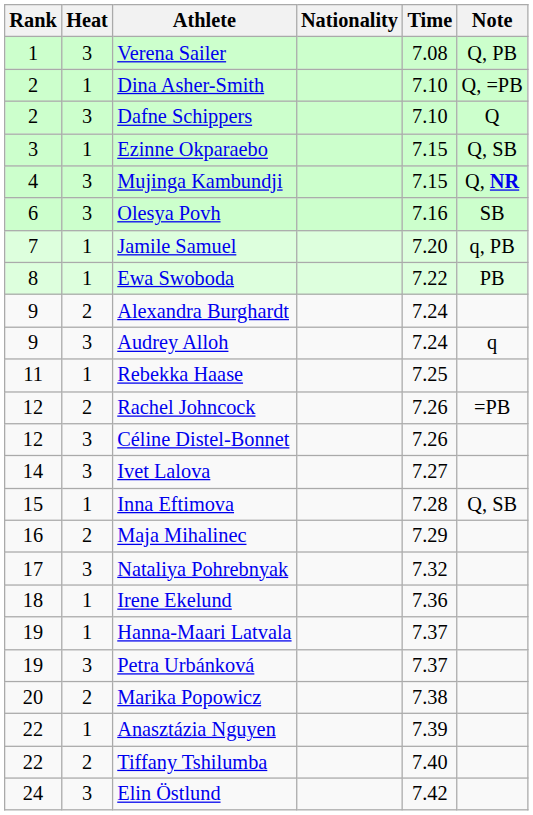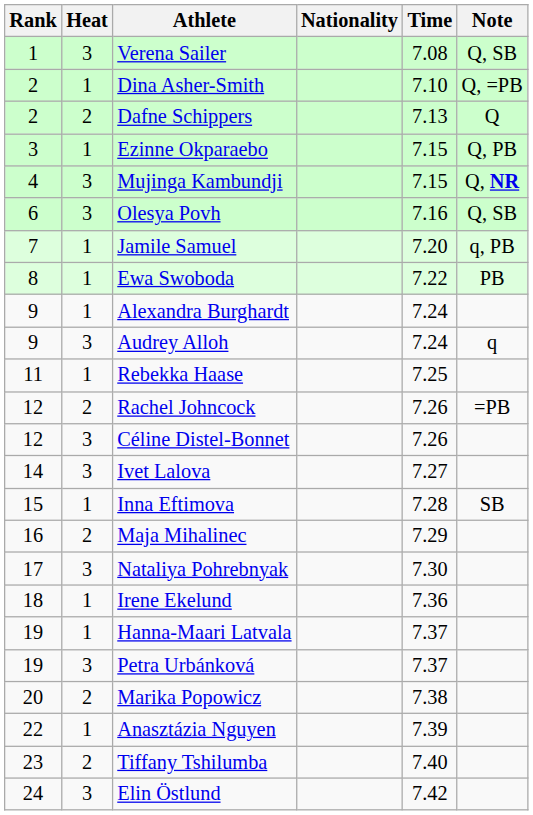(492, 52) Q, PB -> (492, 52) Q, SB
(87, 117) 3 -> (87, 117) 2
(430, 117) 7.10 -> (430, 117) 7.13
(492, 149) Q, SB -> (492, 149) Q, PB
(492, 213) SB -> (492, 213) Q, SB
(87, 310) 2 -> (87, 310) 1
(492, 504) Q, SB -> (492, 504) SB
(430, 568) 7.32 -> (430, 568) 7.30
(33, 761) 22 -> (33, 761) 23
